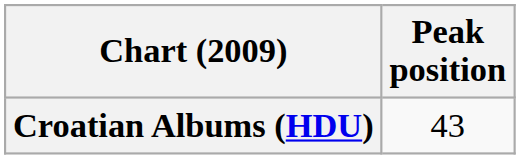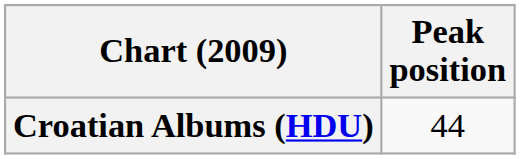(448, 125) 43 -> (448, 125) 44
